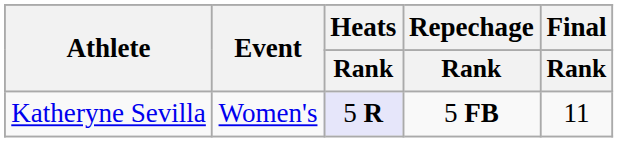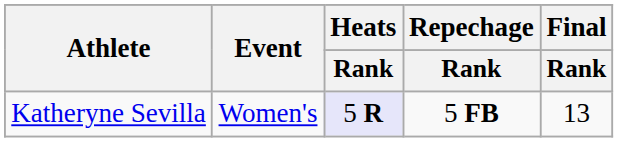(576, 114) 11 -> (576, 114) 13
